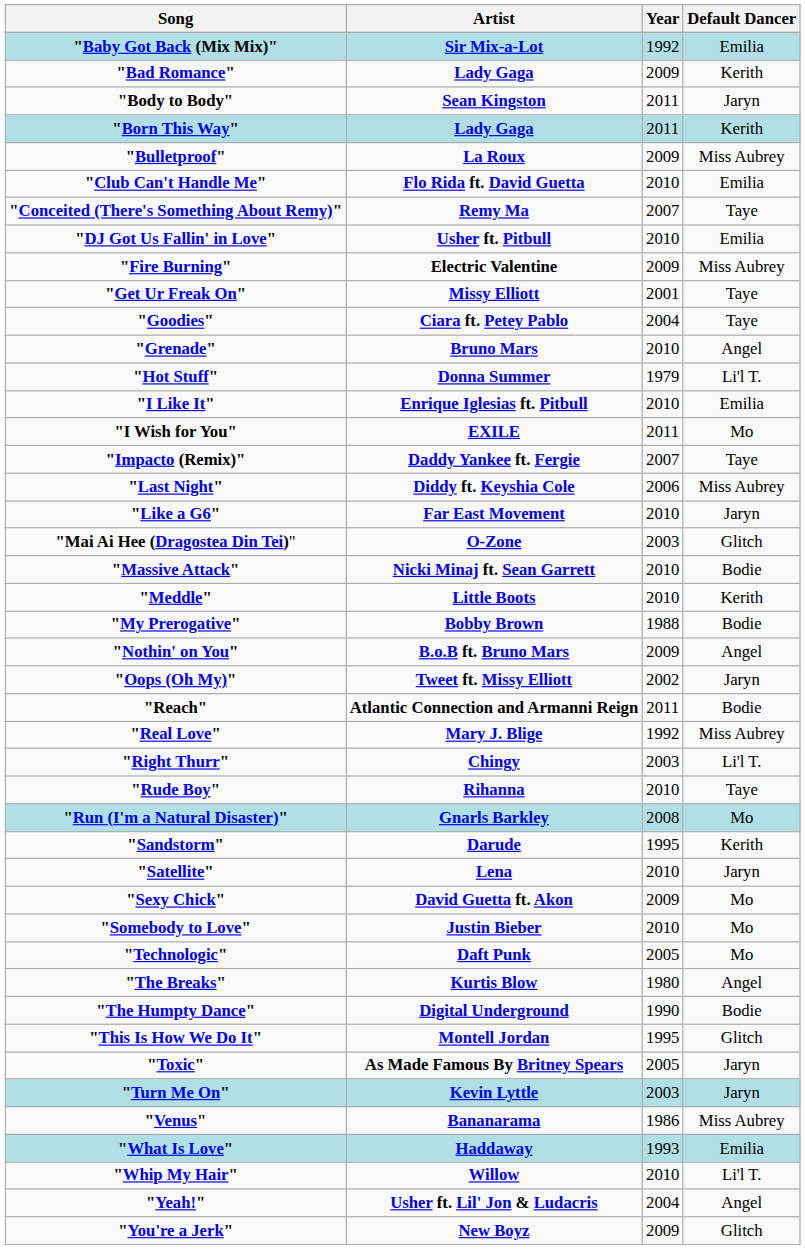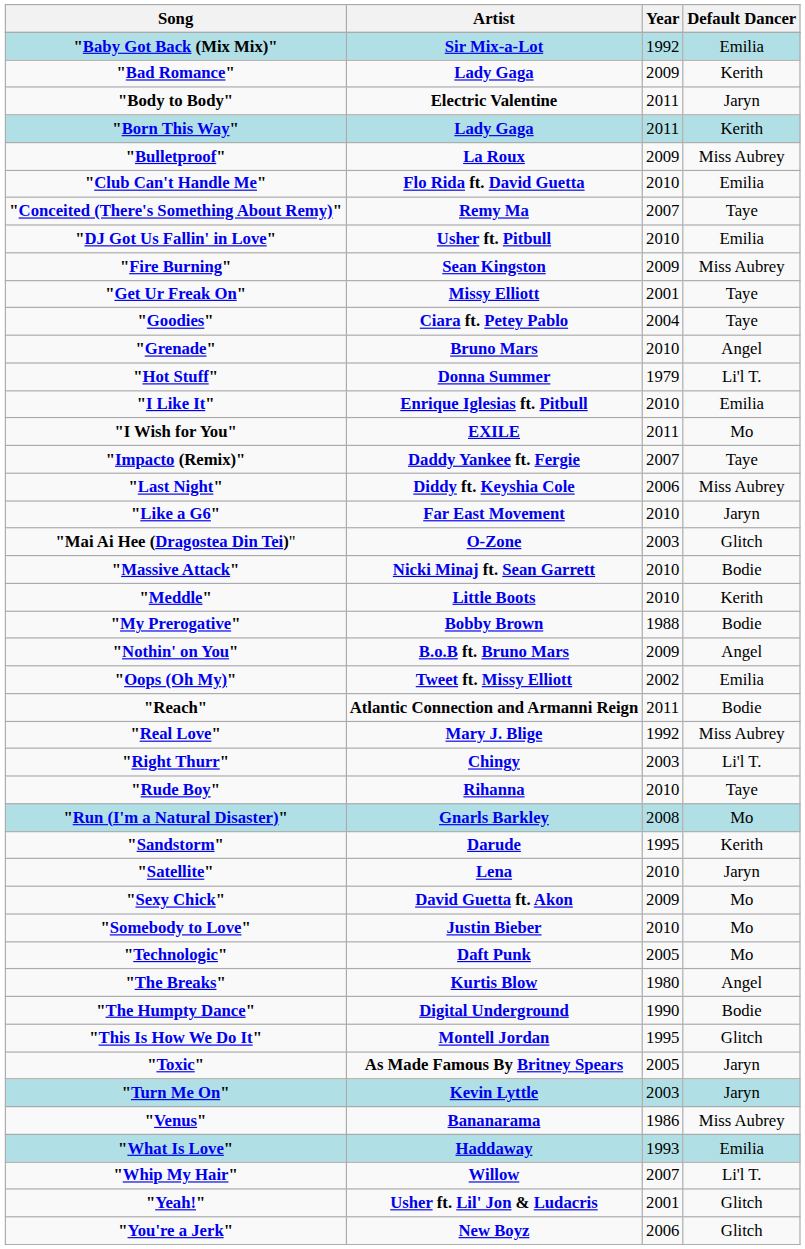(494, 100) Sean Kingston -> (494, 100) Electric Valentine
(494, 266) Electric Valentine -> (494, 266) Sean Kingston
(742, 679) Jaryn -> (742, 679) Emilia
(663, 1175) 2010 -> (663, 1175) 2007
(663, 1202) 2004 -> (663, 1202) 2001
(742, 1202) Angel -> (742, 1202) Glitch
(663, 1230) 2009 -> (663, 1230) 2006
